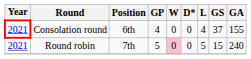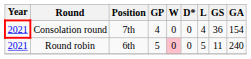(129, 29) 6th -> (129, 29) 7th
(218, 29) 37 -> (218, 29) 36
(236, 29) 155 -> (236, 29) 154
(129, 46) 7th -> (129, 46) 6th
(218, 46) 15 -> (218, 46) 11
